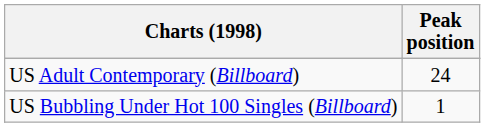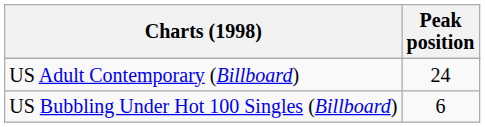(441, 106) 1 -> (441, 106) 6
